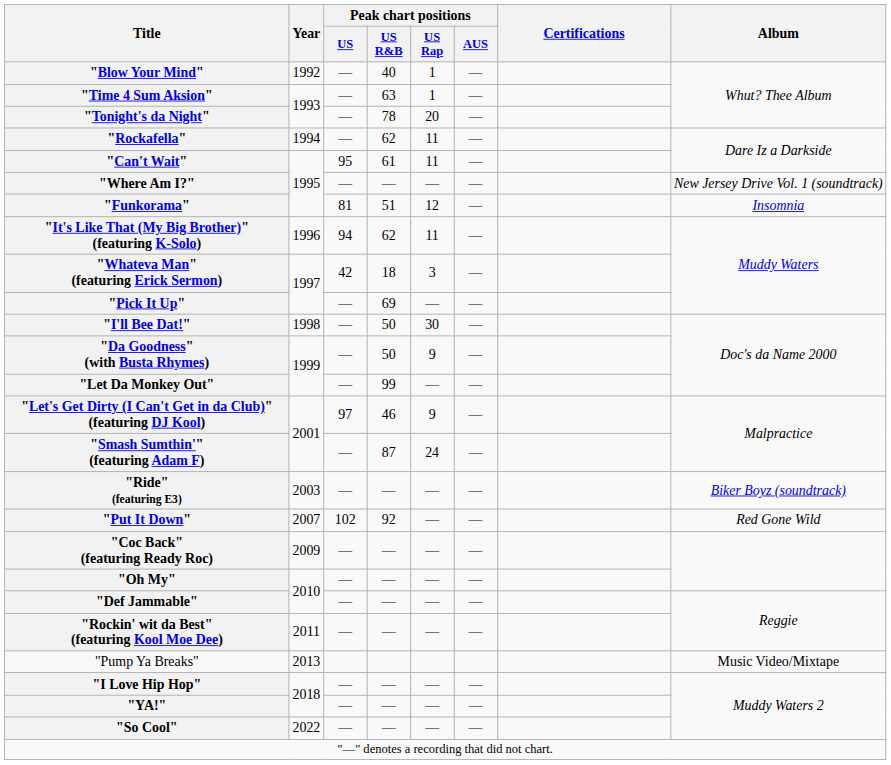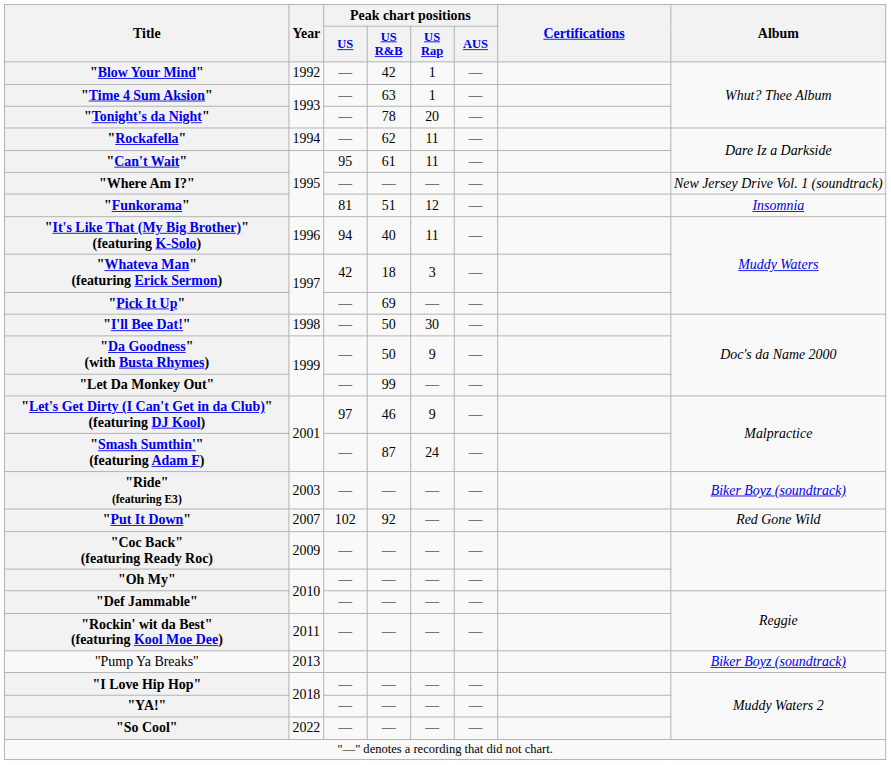(389, 73) 40 -> (389, 73) 42
(389, 235) 62 -> (389, 235) 40
(778, 661) Music Video/Mixtape -> (778, 661) Biker Boyz (soundtrack)
